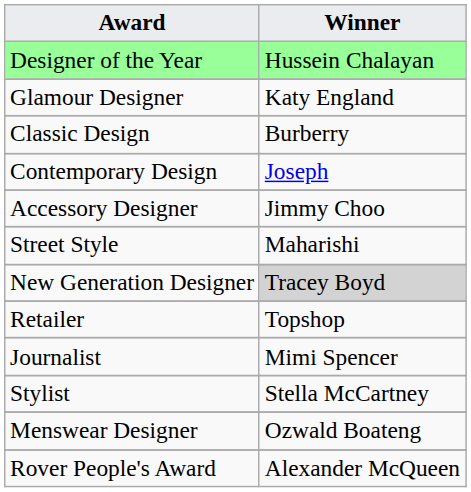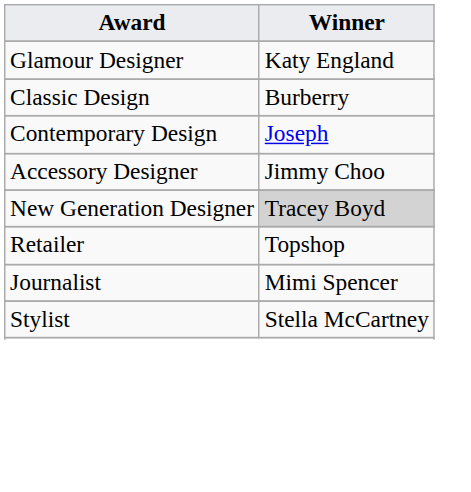- row: (106, 60)
- row: (64, 245)
- row: (104, 430)
- row: (113, 467)
